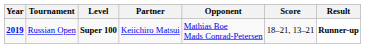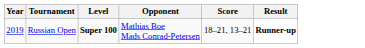- column: (150, 12)
(15, 31) bold -> (15, 31) normal
